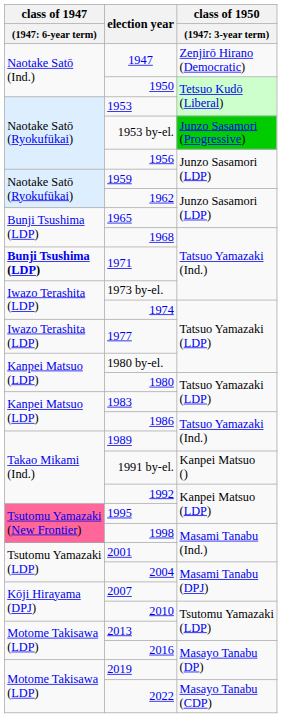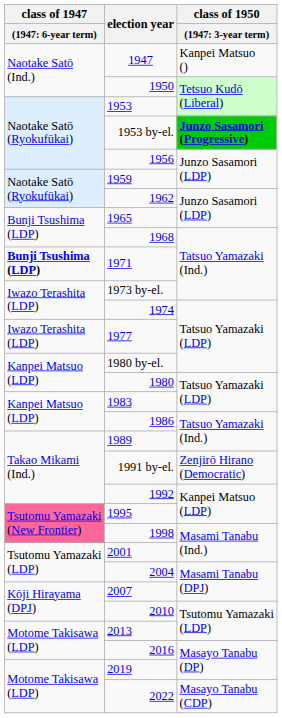(216, 60) Zenjirō Hirano (Democratic) -> (217, 60) Kanpei Matsuo ()
(218, 132) normal -> (221, 132) bold
(217, 467) Kanpei Matsuo () -> (216, 467) Zenjirō Hirano (Democratic)
